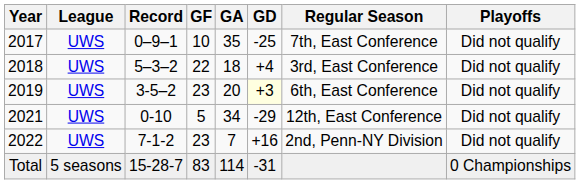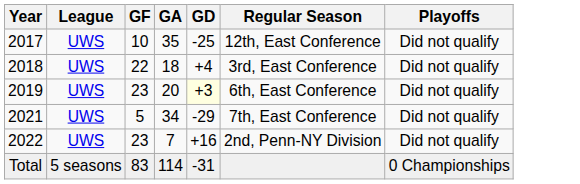- column: (156, 16)
(364, 41) 7th, East Conference -> (303, 41) 12th, East Conference
(364, 116) 12th, East Conference -> (303, 116) 7th, East Conference
